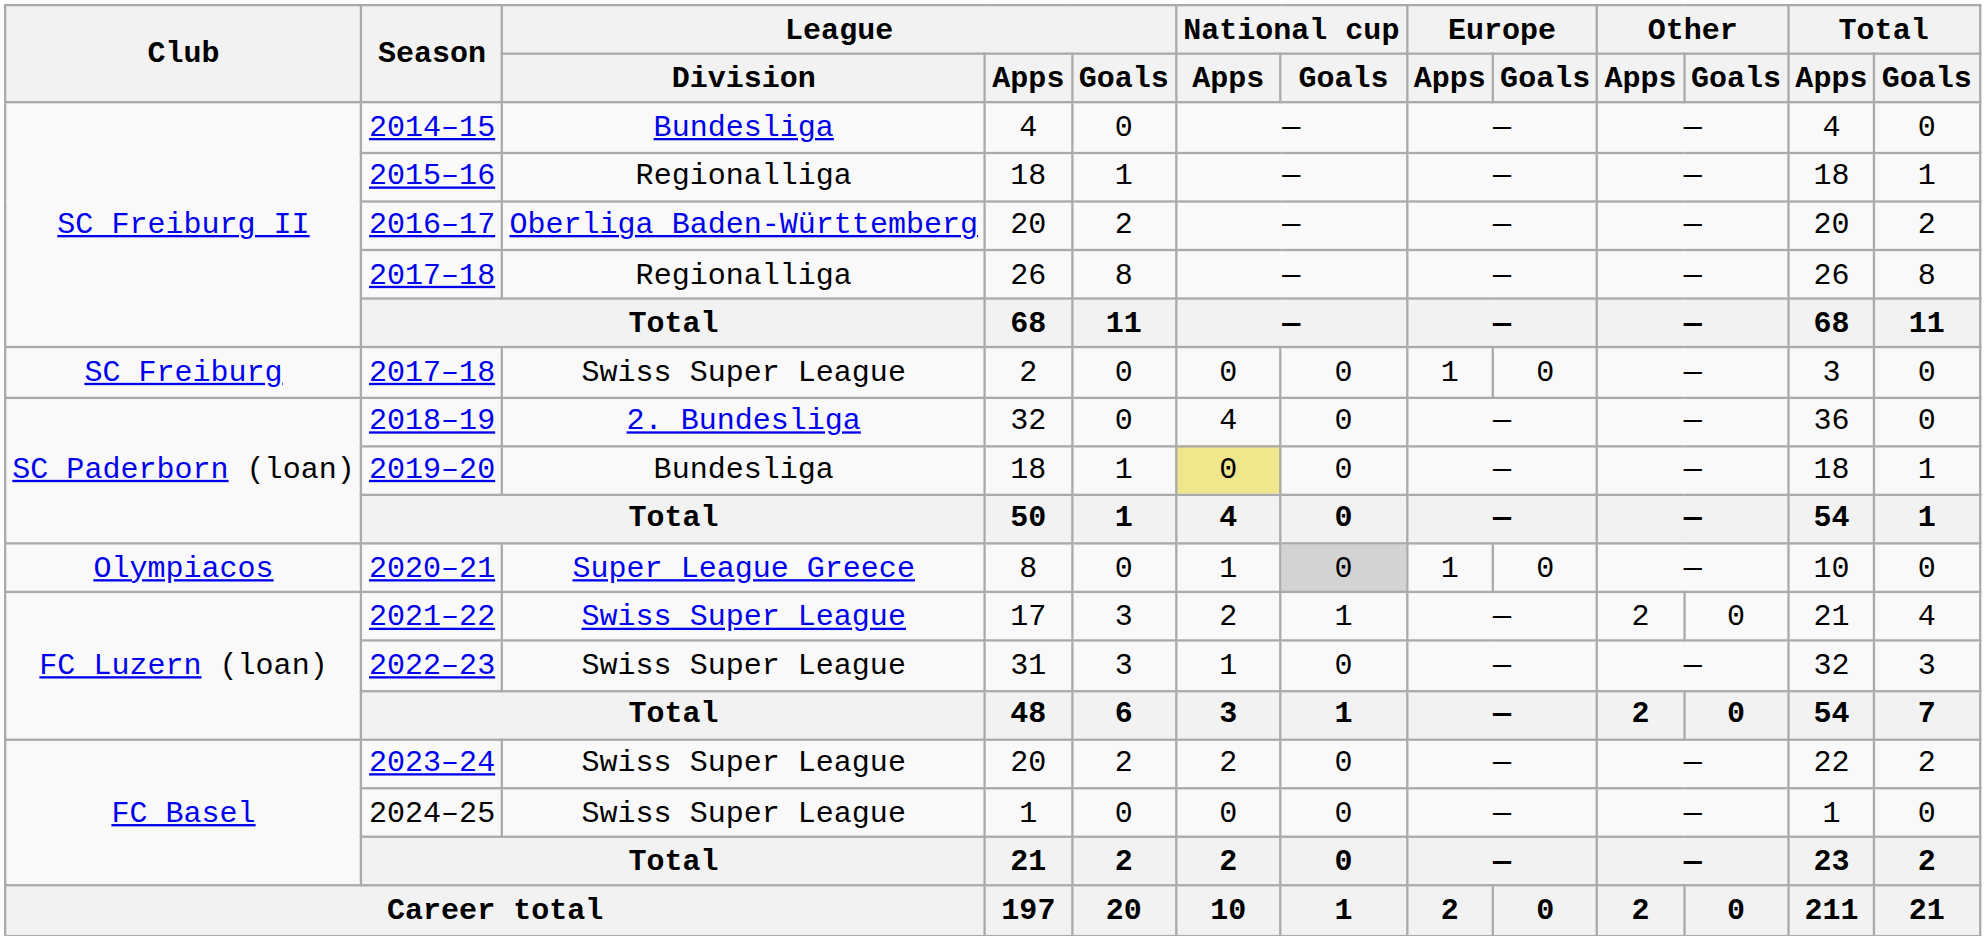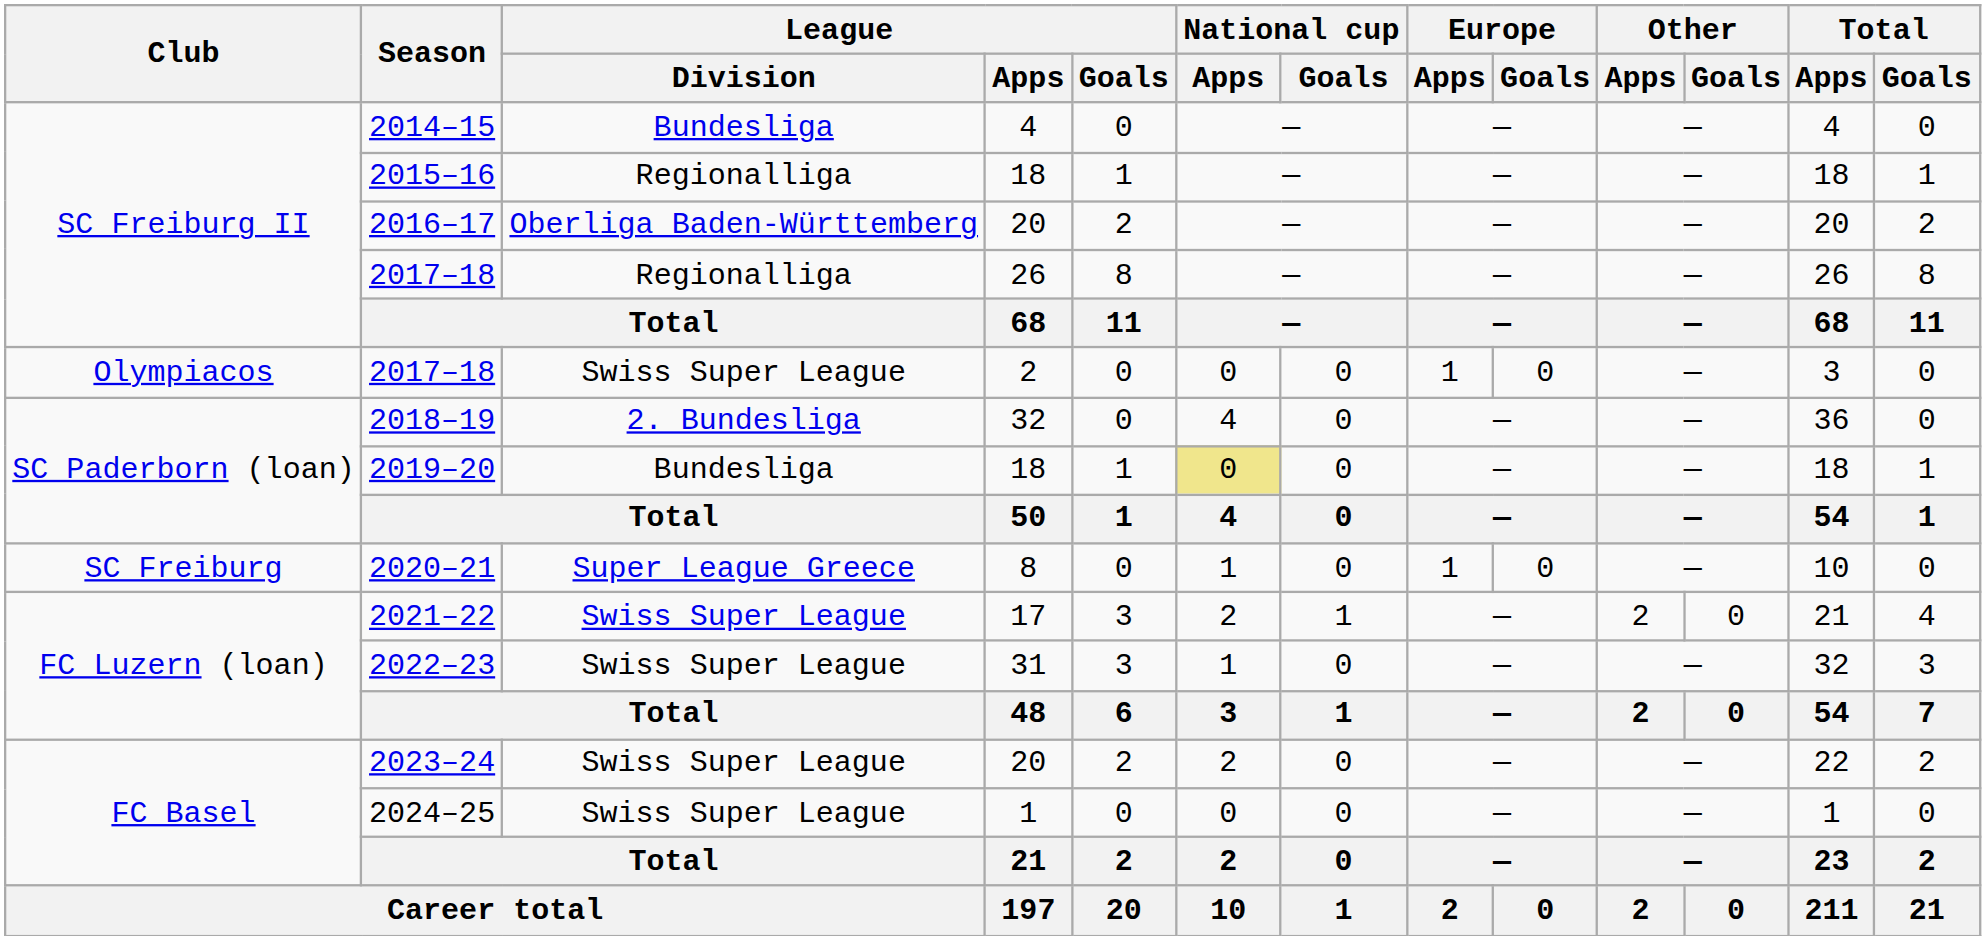(184, 372) SC Freiburg -> (184, 372) Olympiacos
(184, 568) Olympiacos -> (184, 568) SC Freiburg
(1343, 568) lightgrey background -> (1343, 568) no background
